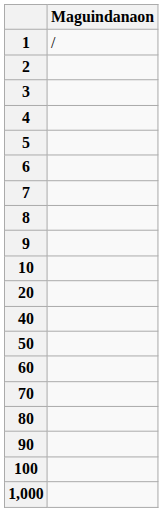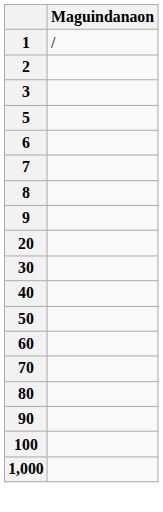- row: (26, 117)
- row: (26, 268)
+ row: (26, 268)
